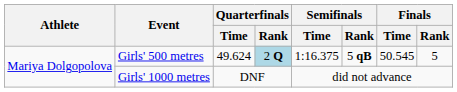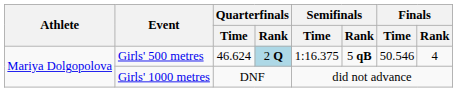(234, 56) 49.624 -> (234, 56) 46.624
(397, 56) 50.545 -> (397, 56) 50.546
(435, 56) 5 -> (435, 56) 4
